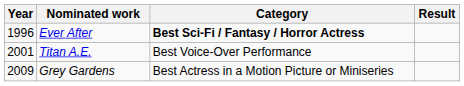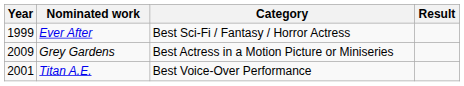(20, 33) 1996 -> (20, 33) 1999
(259, 33) bold -> (251, 33) normal
rows swapped: (65, 52) <-> (77, 71)
